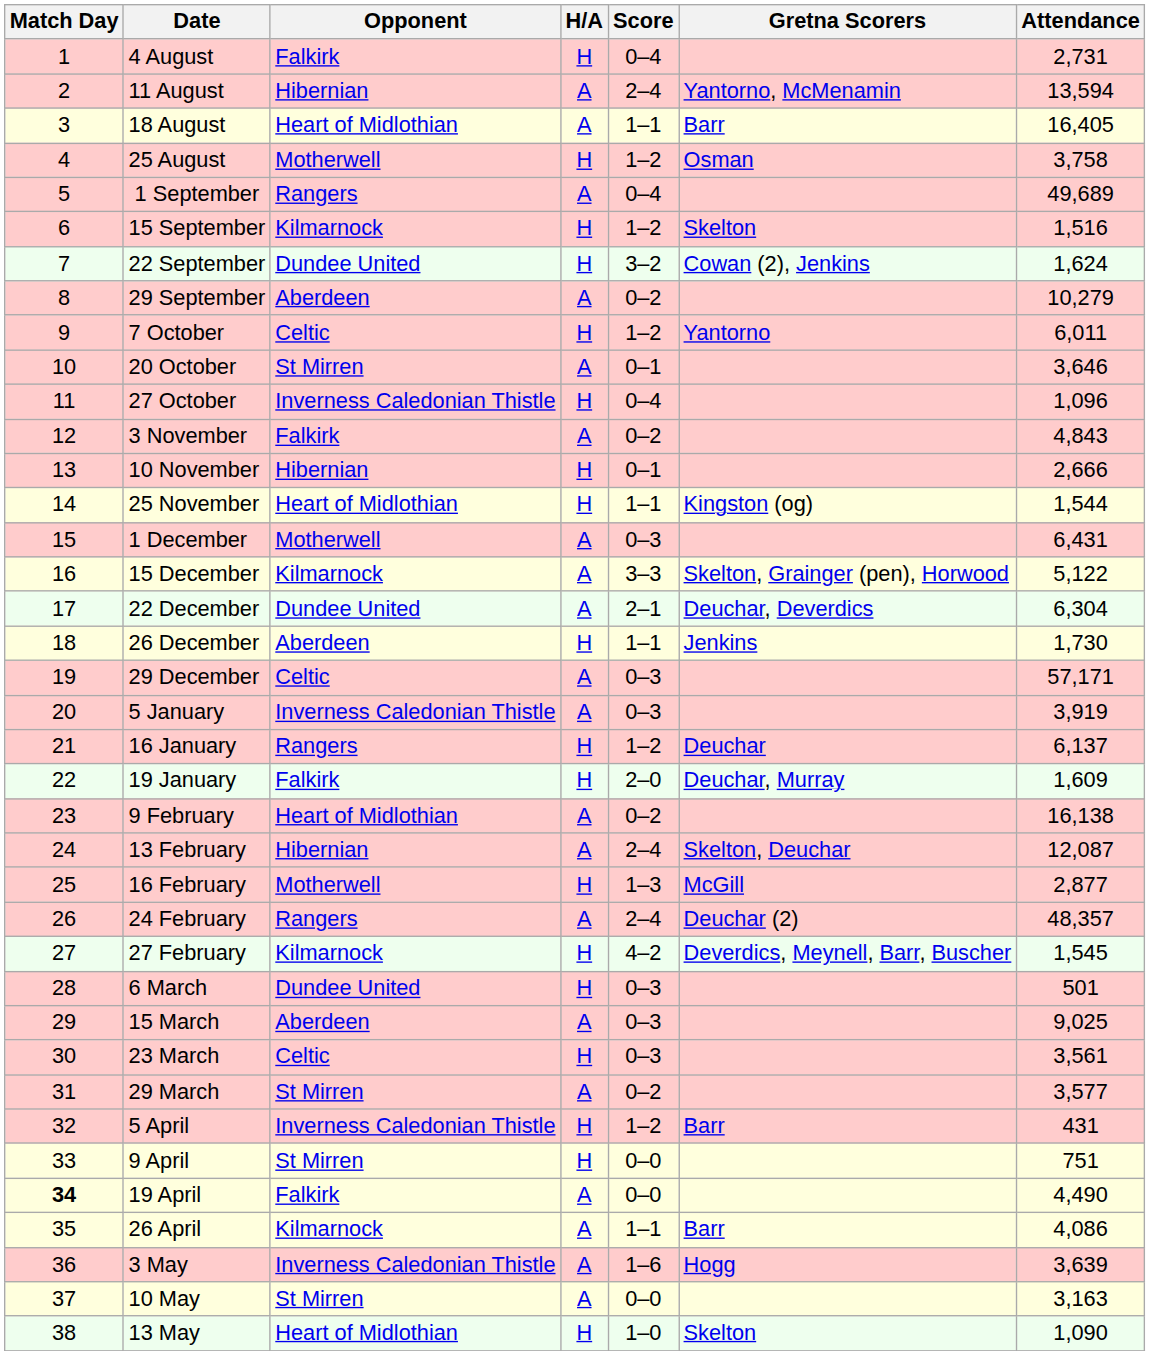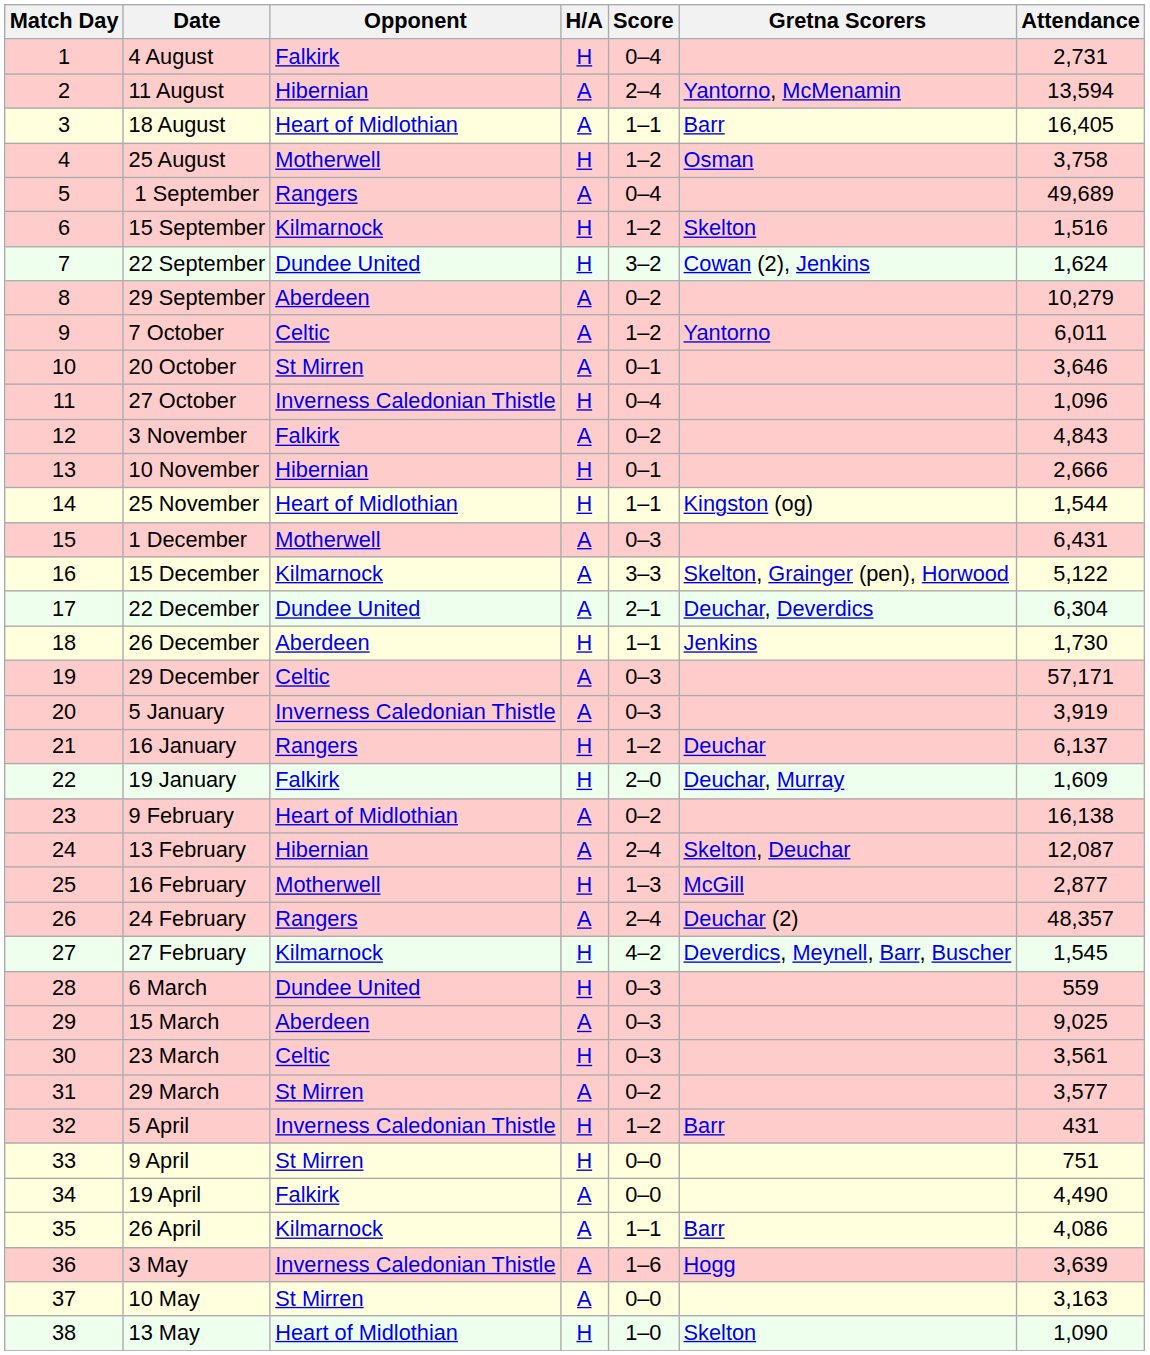(584, 332) H -> (584, 332) A
(1081, 988) 501 -> (1081, 988) 559
(64, 1195) bold -> (64, 1195) normal
